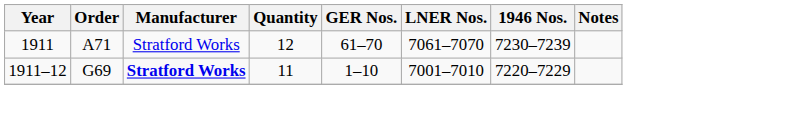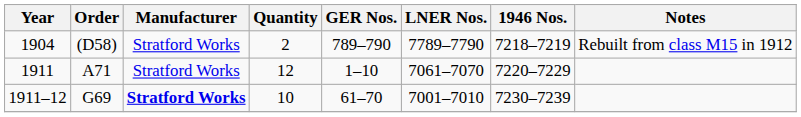+ row: (37, 44)
(361, 44) 61–70 -> (361, 71) 1–10
(533, 44) 7230–7239 -> (533, 71) 7220–7229
(285, 71) 11 -> (285, 97) 10
(361, 71) 1–10 -> (361, 97) 61–70
(533, 71) 7220–7229 -> (533, 97) 7230–7239
